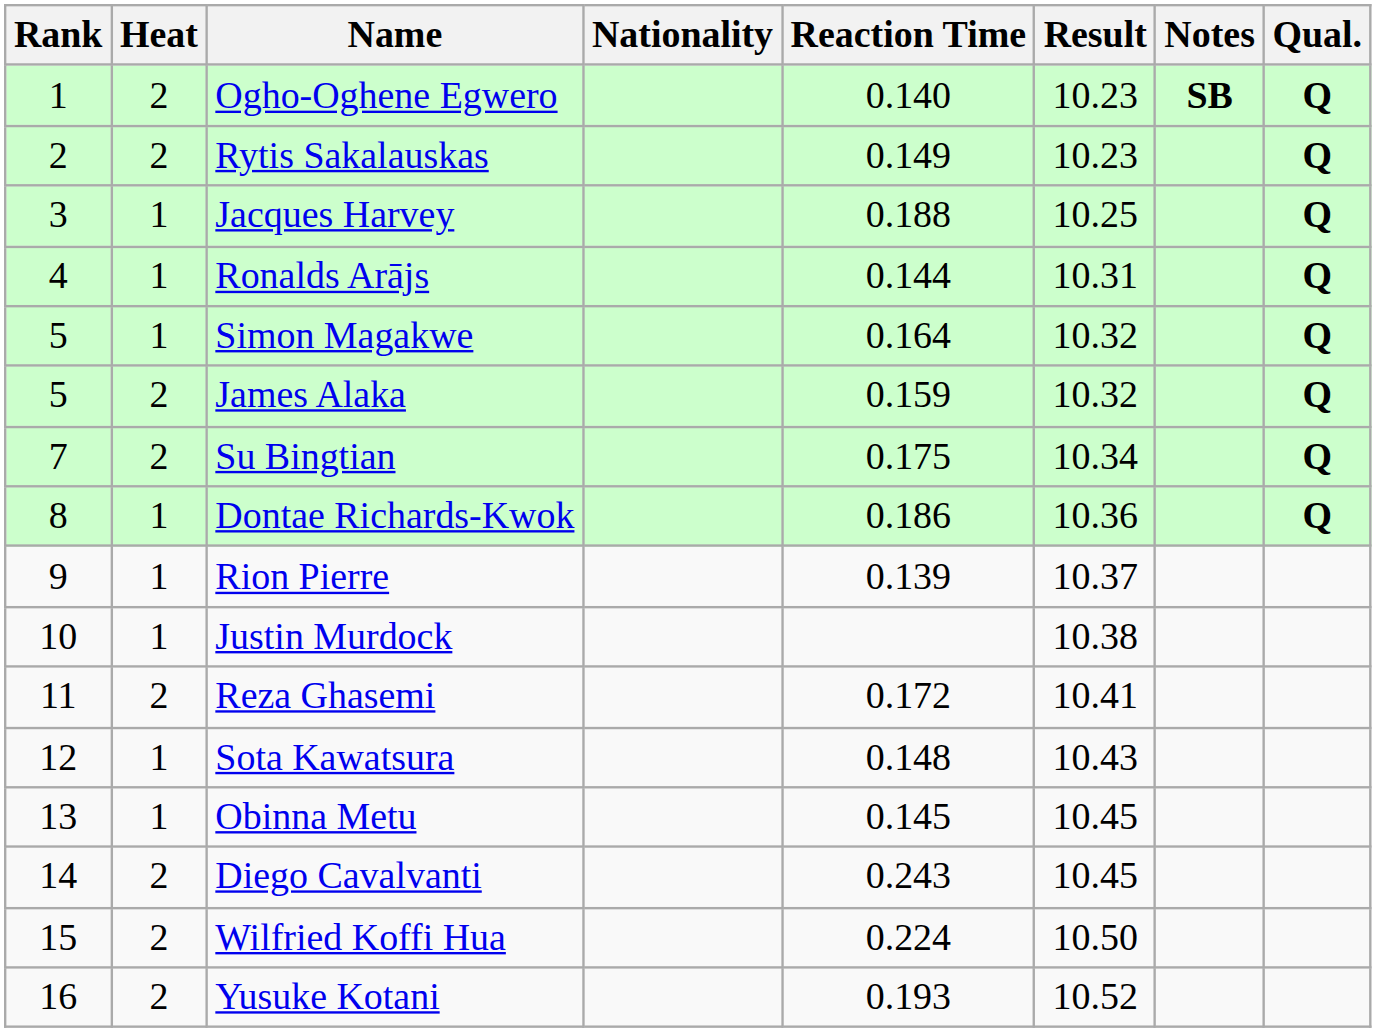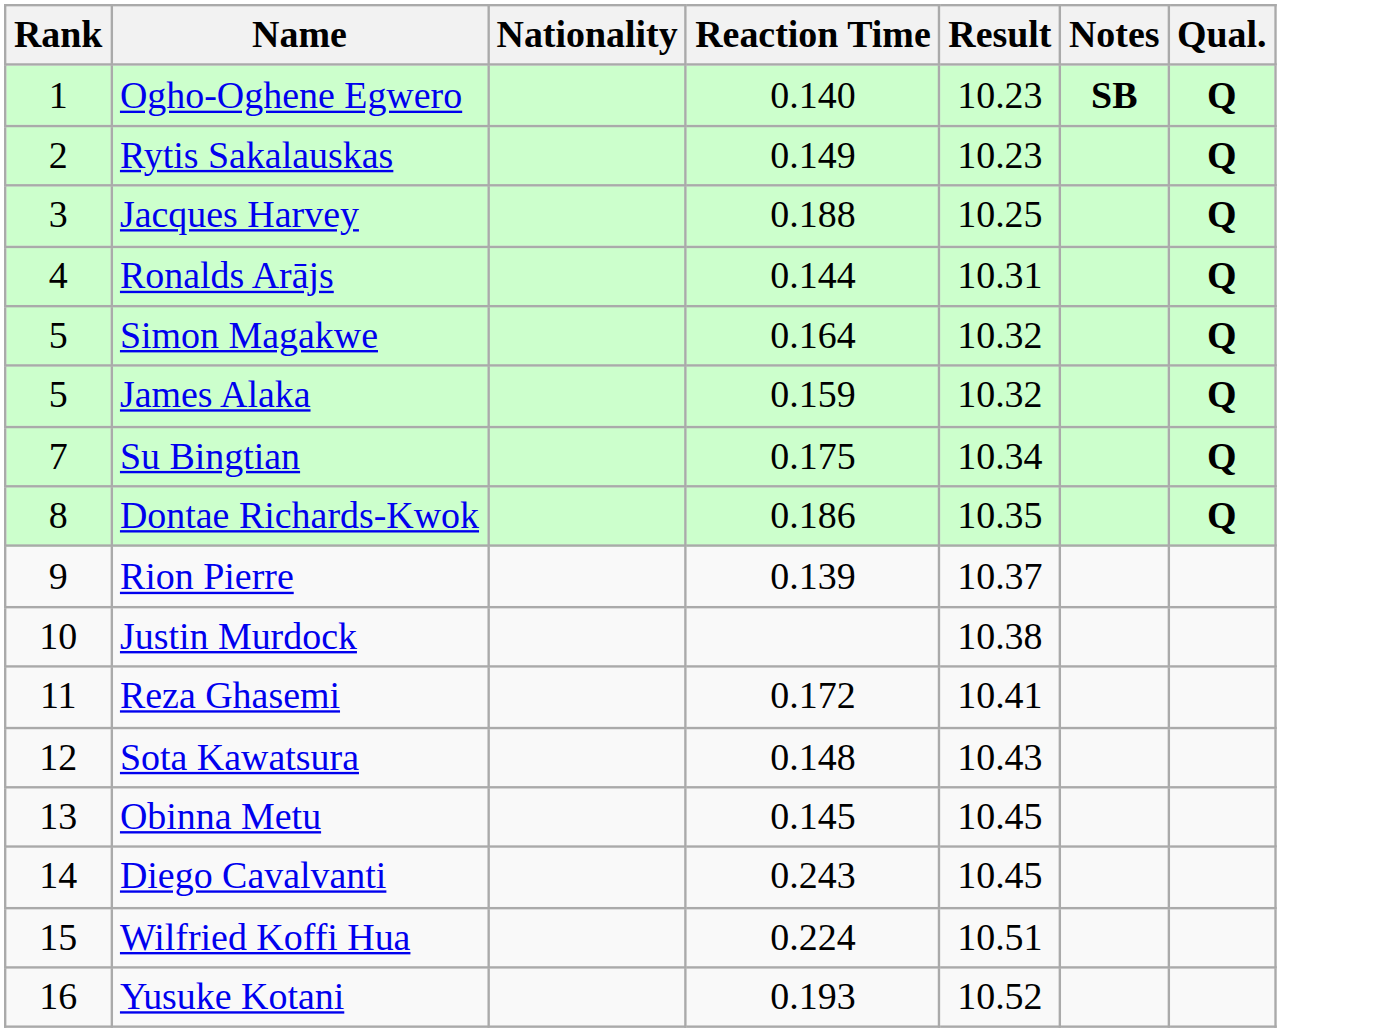- column: (159, 34)
(1095, 515) 10.36 -> (1000, 515) 10.35
(1095, 936) 10.50 -> (1000, 936) 10.51
